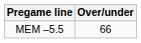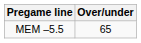(106, 29) 66 -> (106, 29) 65
